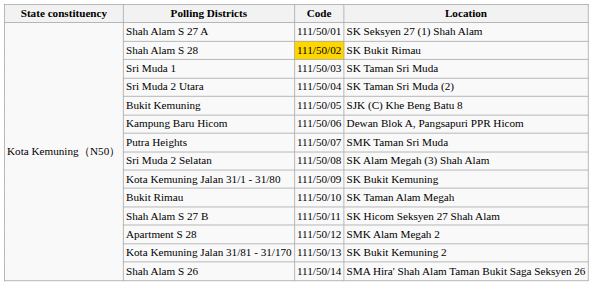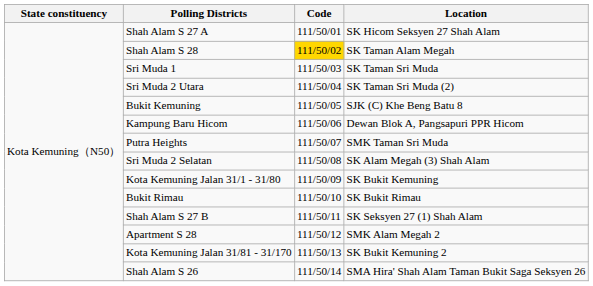(415, 31) SK Seksyen 27 (1) Shah Alam -> (423, 31) SK Hicom Seksyen 27 Shah Alam
(384, 50) SK Bukit Rimau -> (400, 50) SK Taman Alam Megah
(400, 197) SK Taman Alam Megah -> (384, 197) SK Bukit Rimau
(423, 215) SK Hicom Seksyen 27 Shah Alam -> (415, 215) SK Seksyen 27 (1) Shah Alam
